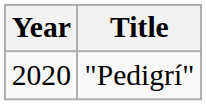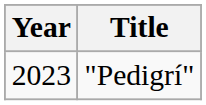(41, 74) 2020 -> (41, 74) 2023
